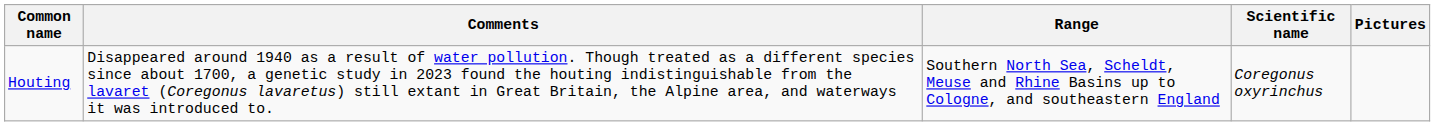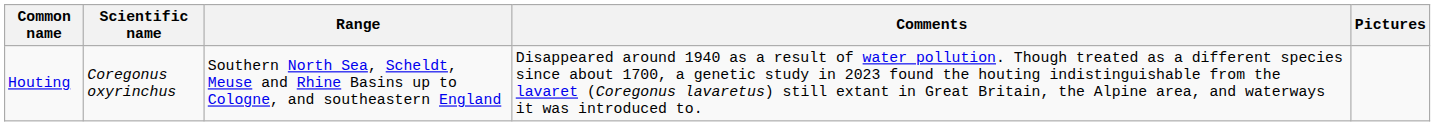columns swapped: (1291, 25) <-> (503, 25)
